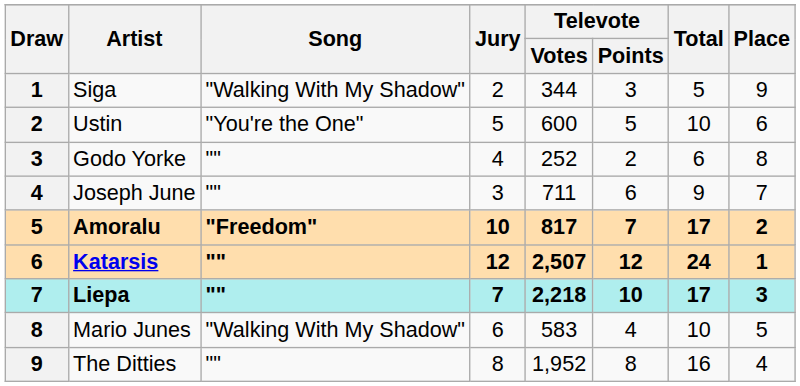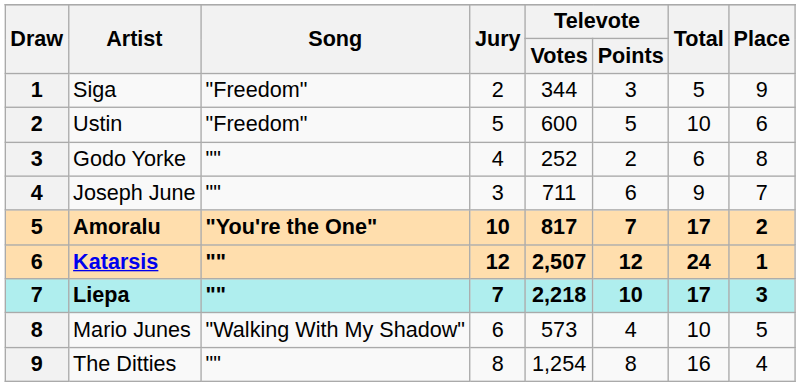(335, 90) "Walking With My Shadow" -> (256, 90) "Freedom"
(285, 124) "You're the One" -> (256, 124) "Freedom"
(261, 227) "Freedom" -> (291, 227) "You're the One"
(559, 329) 583 -> (559, 329) 573
(559, 364) 1,952 -> (559, 364) 1,254
